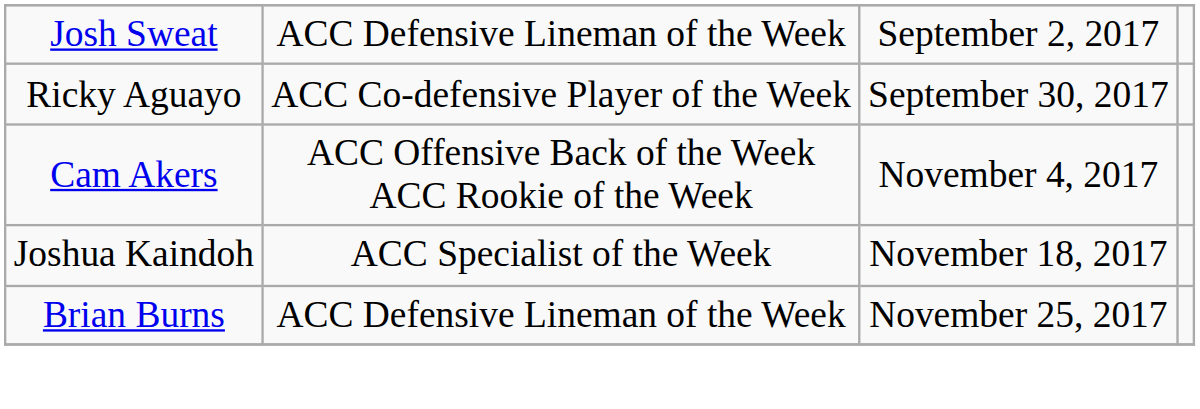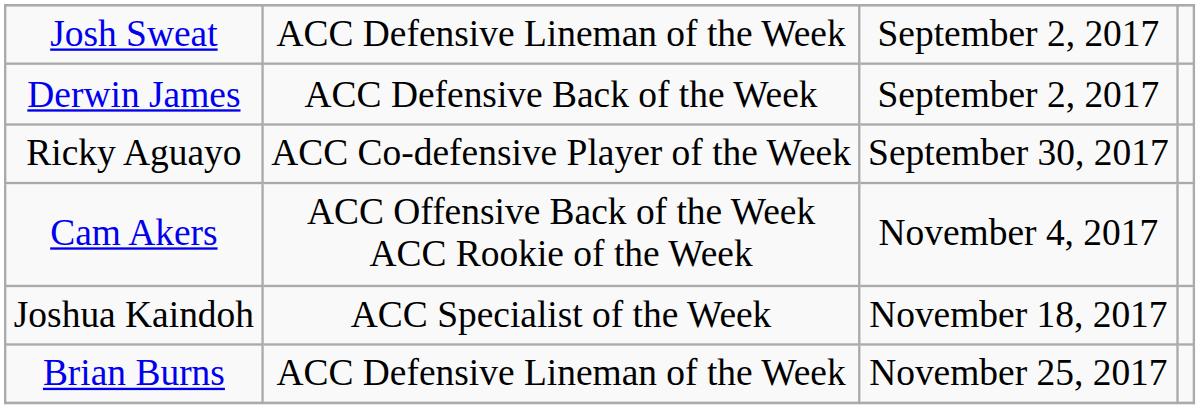+ row: (134, 93)
